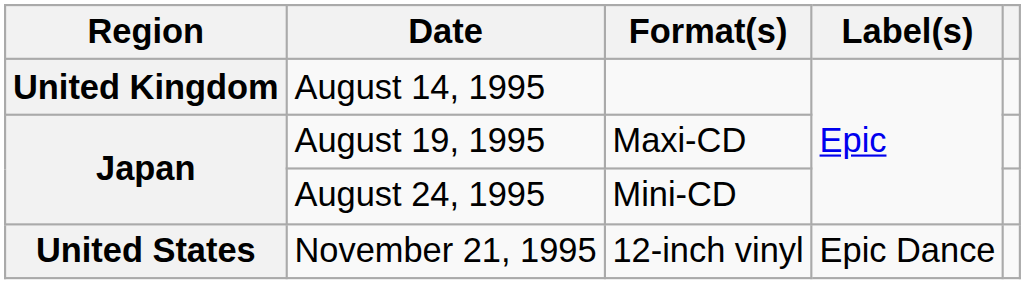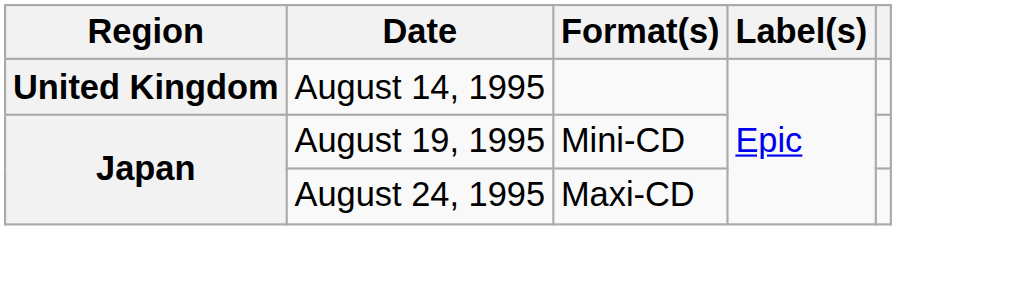(679, 140) Maxi-CD -> (623, 140) Mini-CD
(675, 195) Mini-CD -> (628, 195) Maxi-CD
- row: (446, 250)
